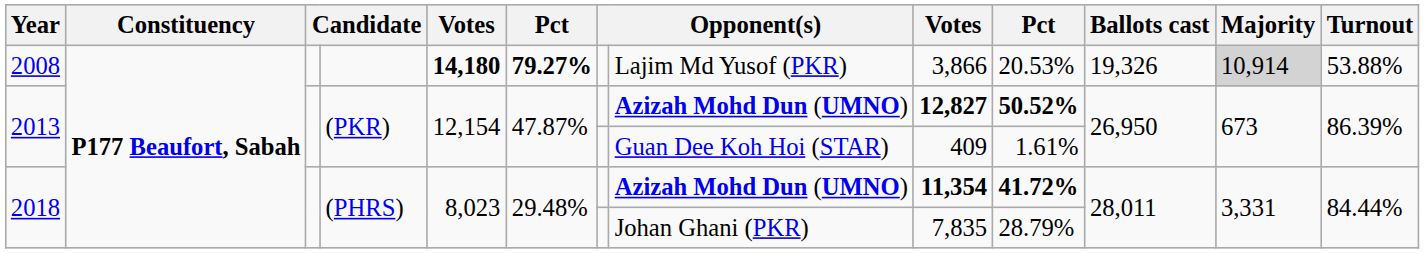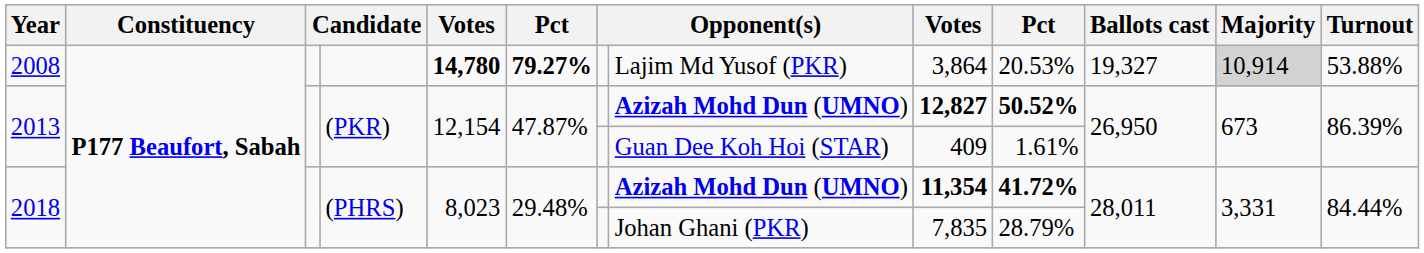(467, 65) 14,180 -> (467, 65) 14,780
(959, 65) 3,866 -> (959, 65) 3,864
(1124, 65) 19,326 -> (1124, 65) 19,327
